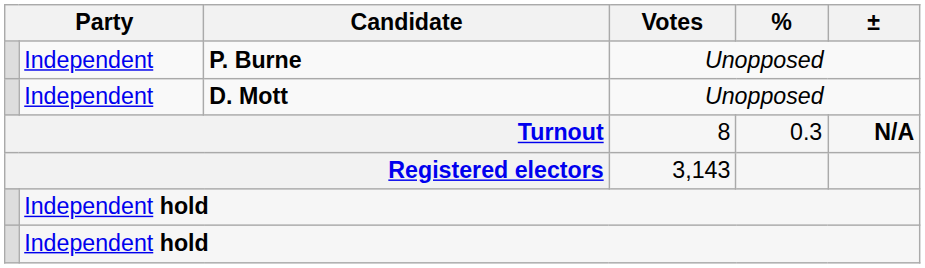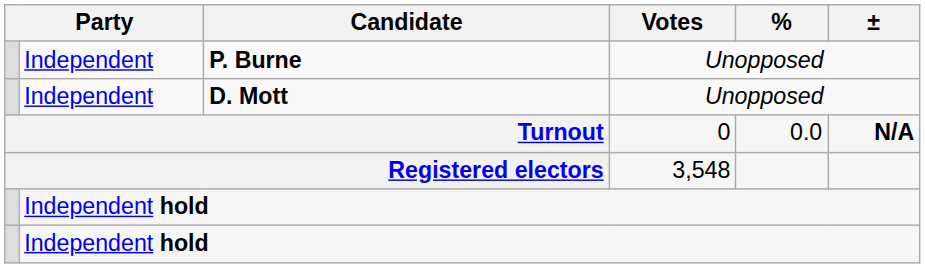(724, 133) 8 -> (724, 133) 0
(806, 133) 0.3 -> (806, 133) 0.0
(701, 170) 3,143 -> (701, 170) 3,548
